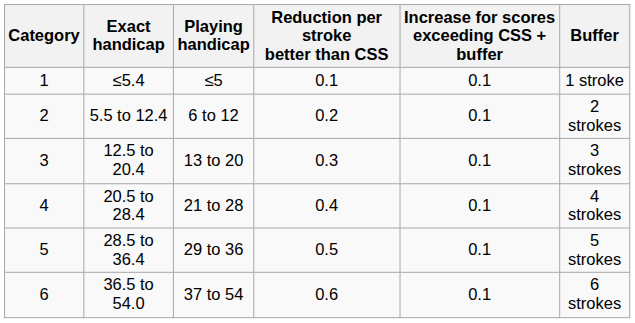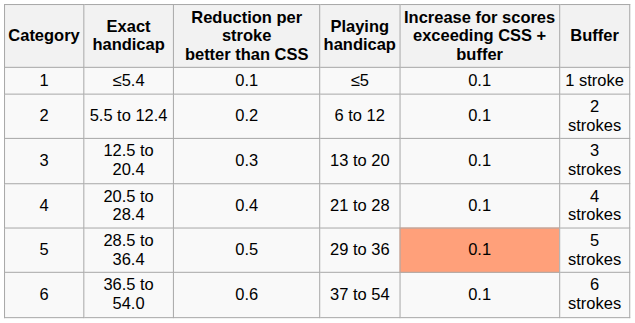columns swapped: (214, 36) <-> (327, 36)
(480, 250) no background -> (480, 250) lightsalmon background
